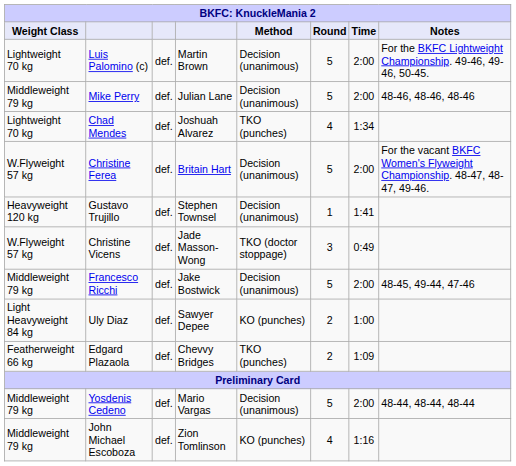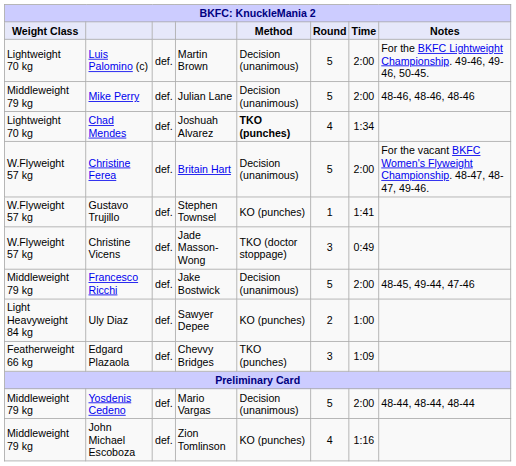(263, 127) normal -> (265, 127) bold
(37, 211) Heavyweight 120 kg -> (36, 211) W.Flyweight 57 kg
(269, 211) Decision (unanimous) -> (272, 211) KO (punches)
(330, 356) 2 -> (330, 356) 3
